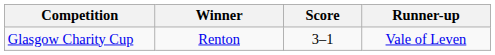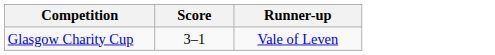- column: (219, 15)
